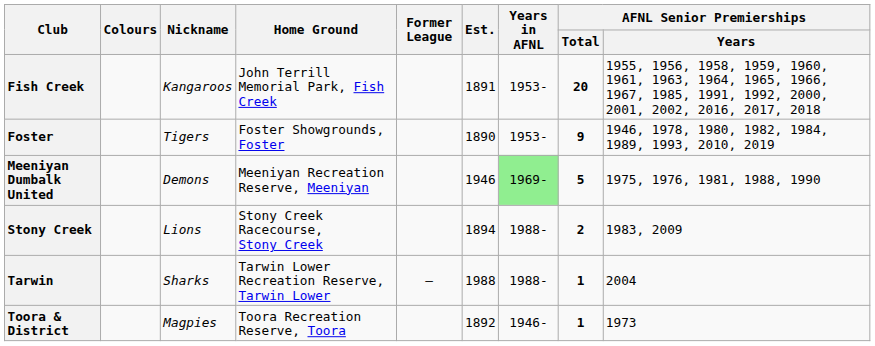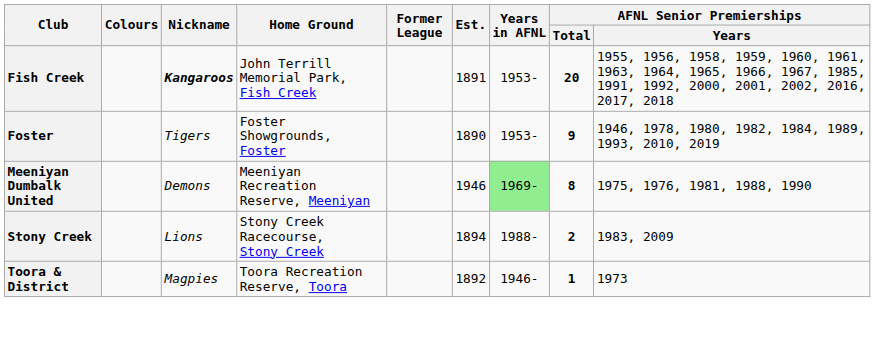(198, 87) normal -> (199, 78) bold
(581, 180) 5 -> (572, 186) 8
- row: (31, 280)
